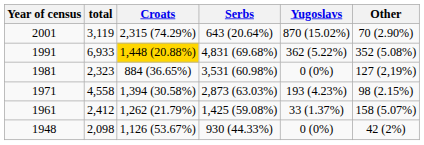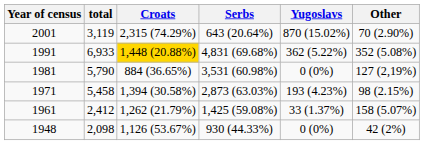(101, 71) 2,323 -> (101, 71) 5,790
(101, 91) 4,558 -> (101, 91) 5,458
